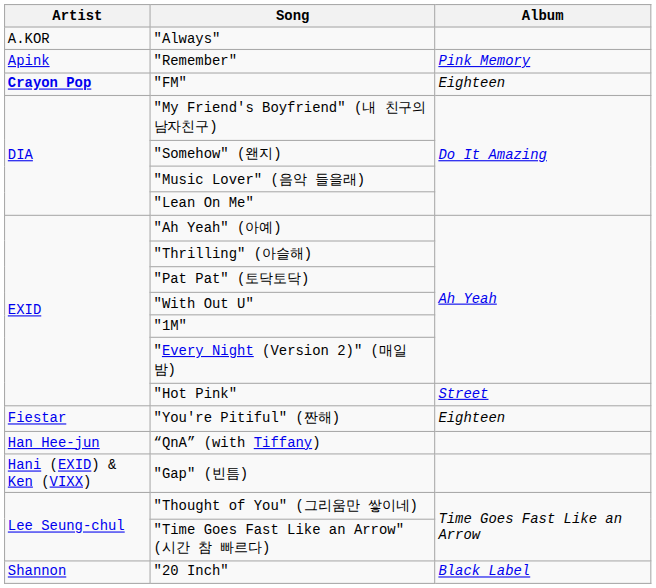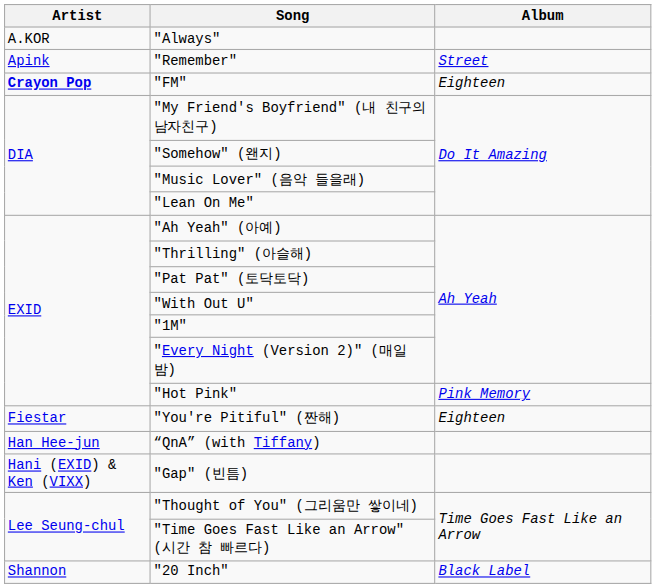(484, 61) Pink Memory -> (463, 61) Street
(463, 394) Street -> (484, 394) Pink Memory
